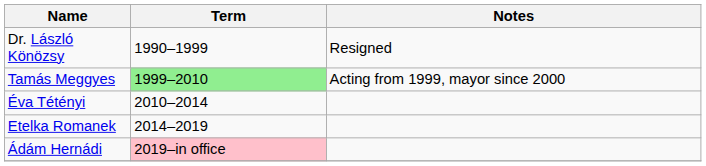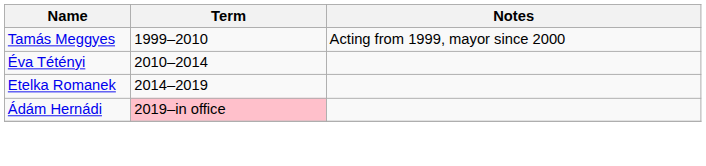- row: (41, 47)
(171, 79) lightgreen background -> (171, 39) no background
